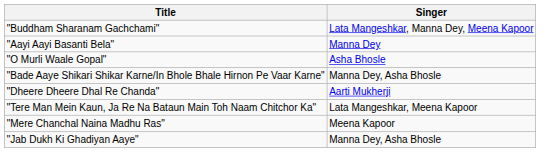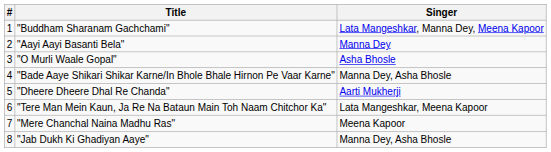+ column: (9, 12)
